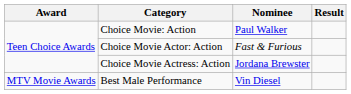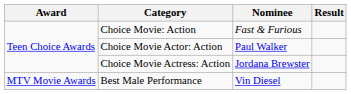(261, 30) Paul Walker -> (268, 30) Fast & Furious
(268, 47) Fast & Furious -> (261, 47) Paul Walker
